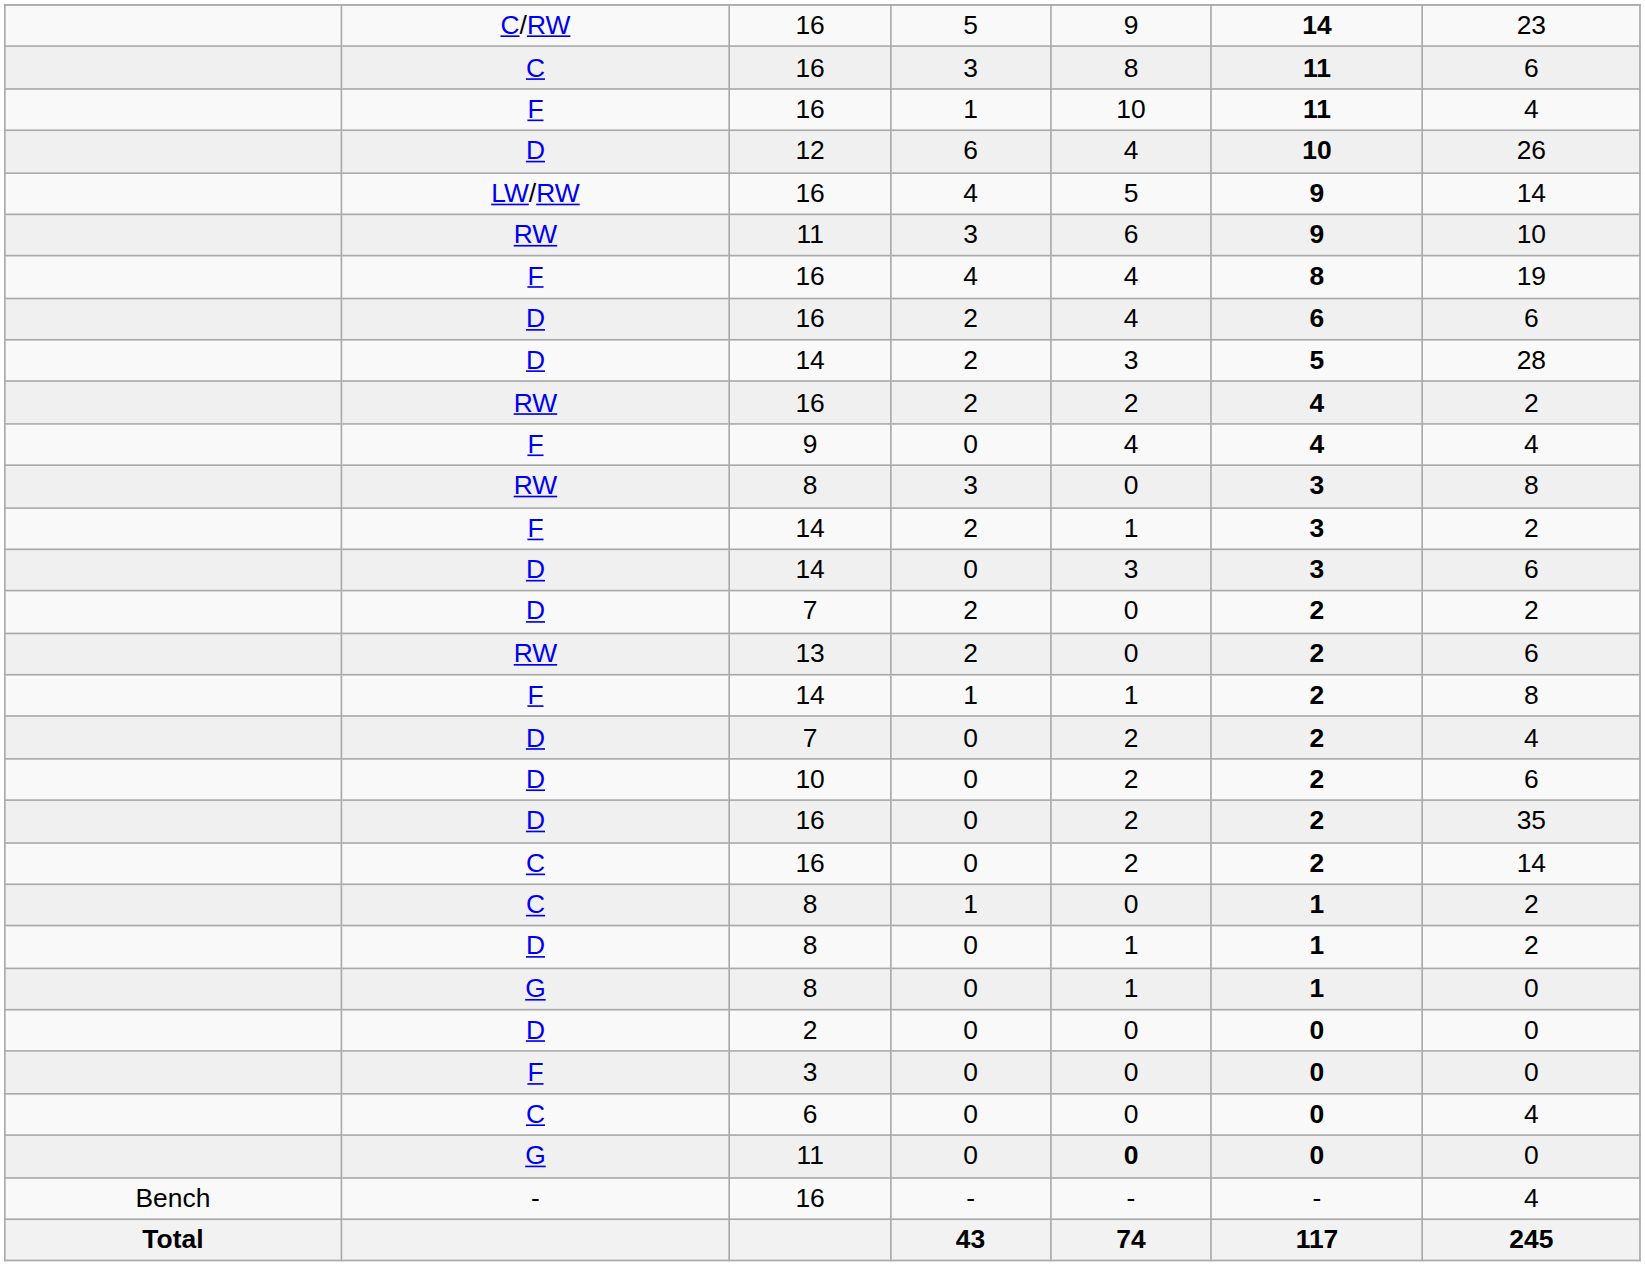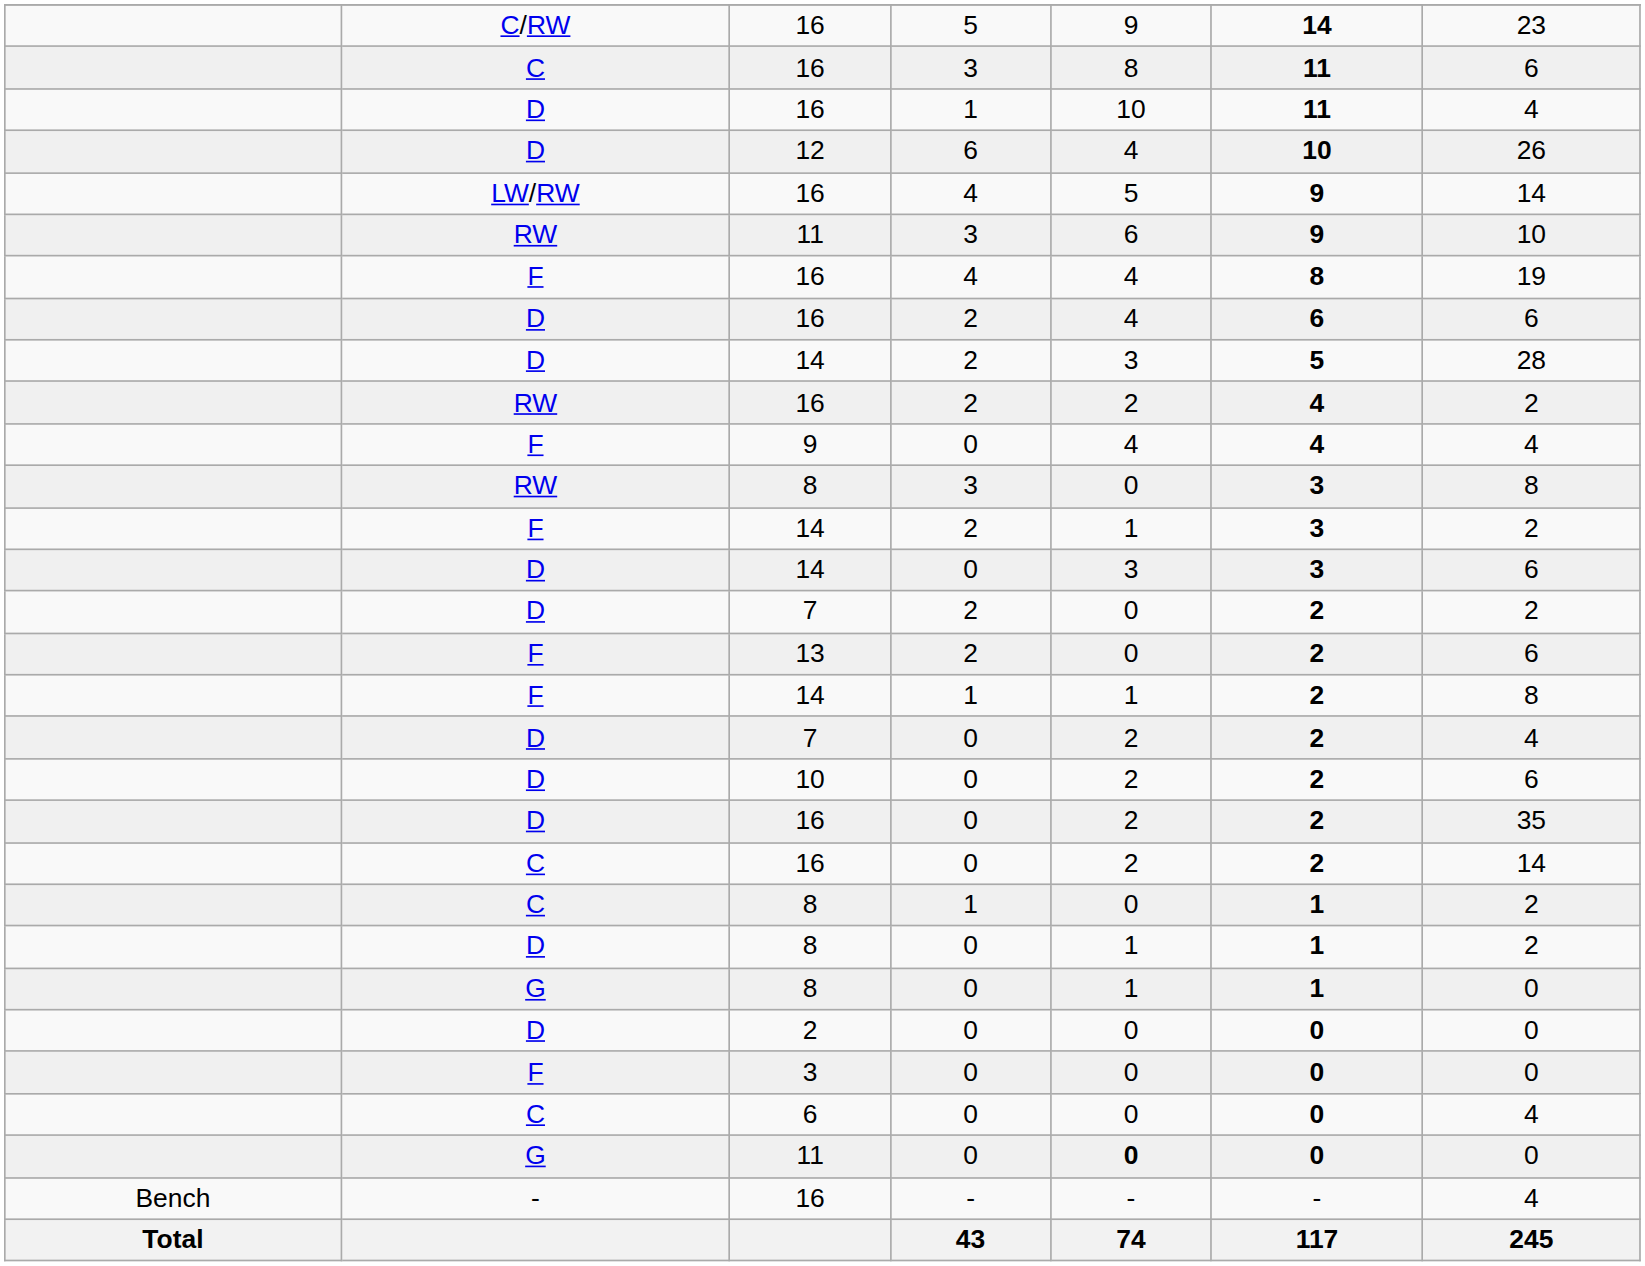(535, 109) F -> (535, 109) D
(535, 653) RW -> (535, 653) F
